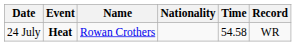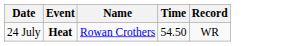- column: (188, 13)
(234, 31) 54.58 -> (174, 31) 54.50
